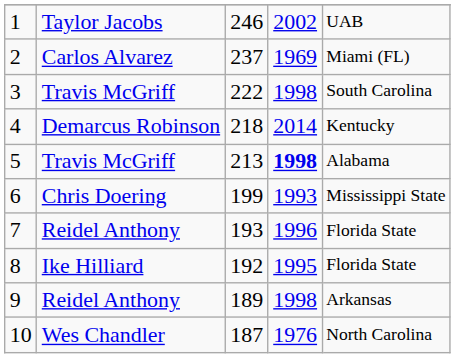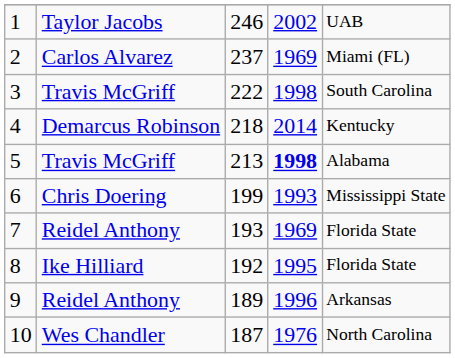(295, 230) 1996 -> (295, 230) 1969
(295, 299) 1998 -> (295, 299) 1996
